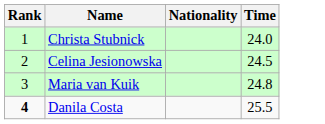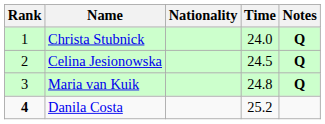+ column: (300, 15)
(260, 107) 25.5 -> (260, 107) 25.2
